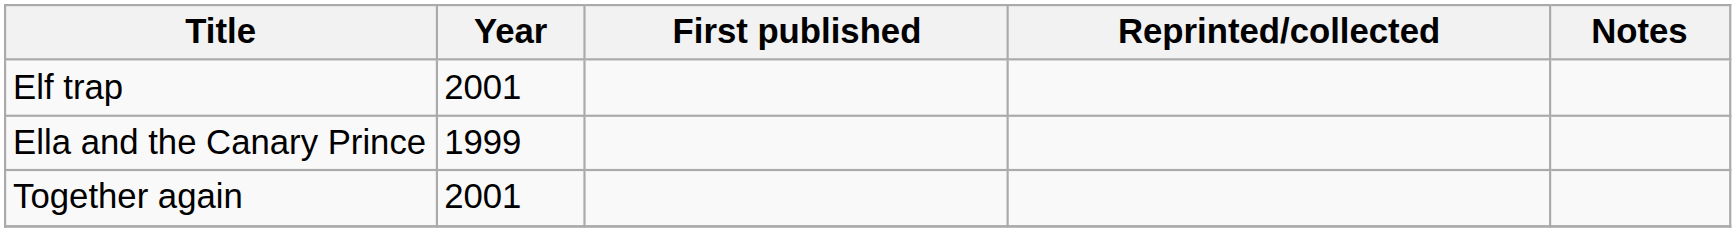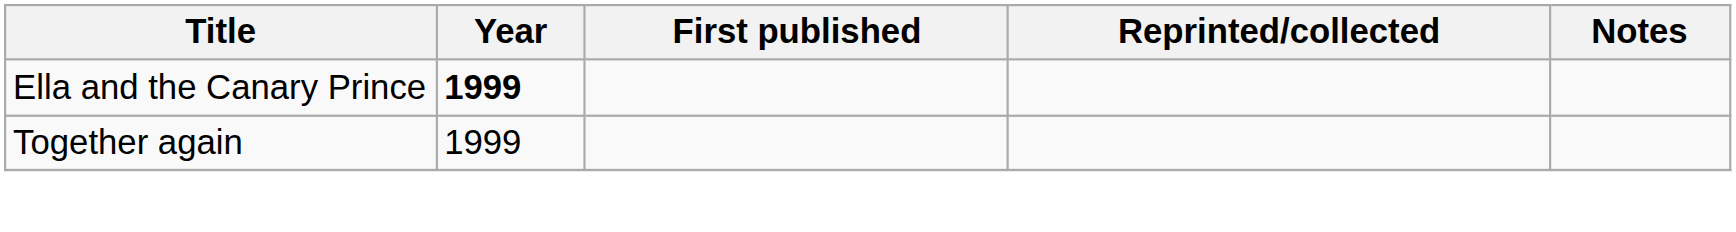- row: (68, 87)
(483, 142) normal -> (483, 87) bold
(483, 197) 2001 -> (483, 142) 1999
